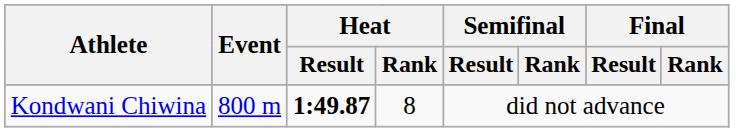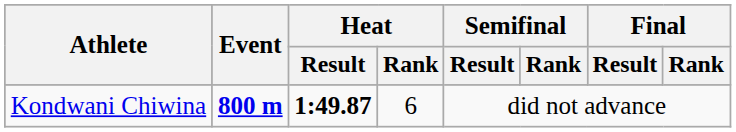(250, 105) normal -> (250, 105) bold
(409, 105) 8 -> (411, 105) 6
